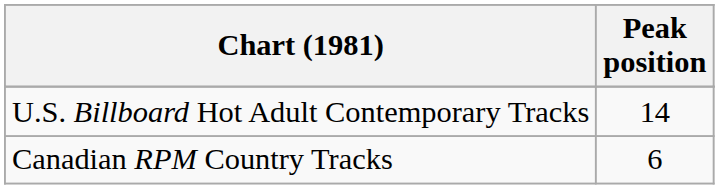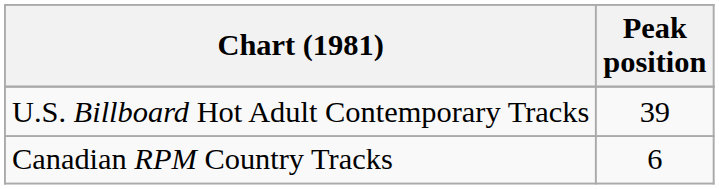(655, 111) 14 -> (655, 111) 39
